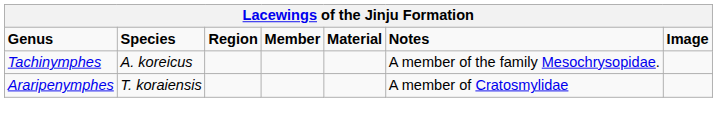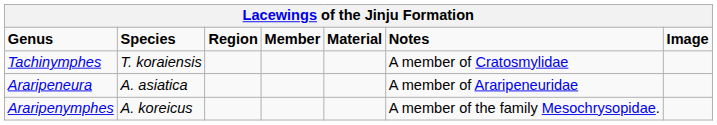(157, 62) A. koreicus -> (161, 62) T. koraiensis
(524, 62) A member of the family Mesochrysopidae. -> (479, 62) A member of Cratosmylidae
+ row: (50, 85)
(161, 85) T. koraiensis -> (157, 108) A. koreicus
(479, 85) A member of Cratosmylidae -> (524, 108) A member of the family Mesochrysopidae.
